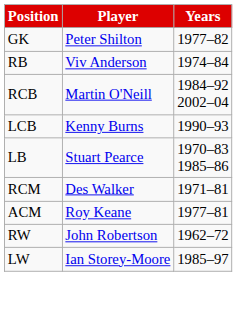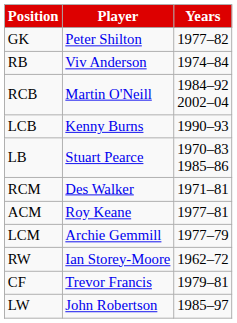+ row: (24, 236)
(111, 236) John Robertson -> (118, 259) Ian Storey-Moore
+ row: (17, 282)
(118, 259) Ian Storey-Moore -> (111, 306) John Robertson
